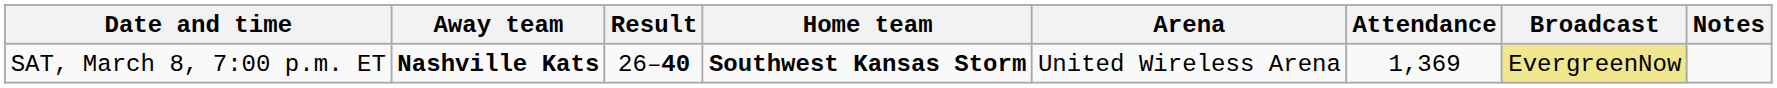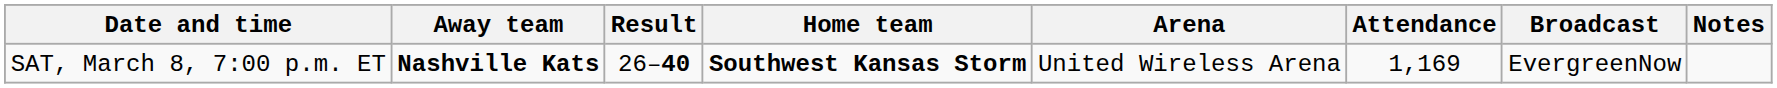(1425, 64) 1,369 -> (1425, 64) 1,169
(1595, 64) khaki background -> (1595, 64) no background
